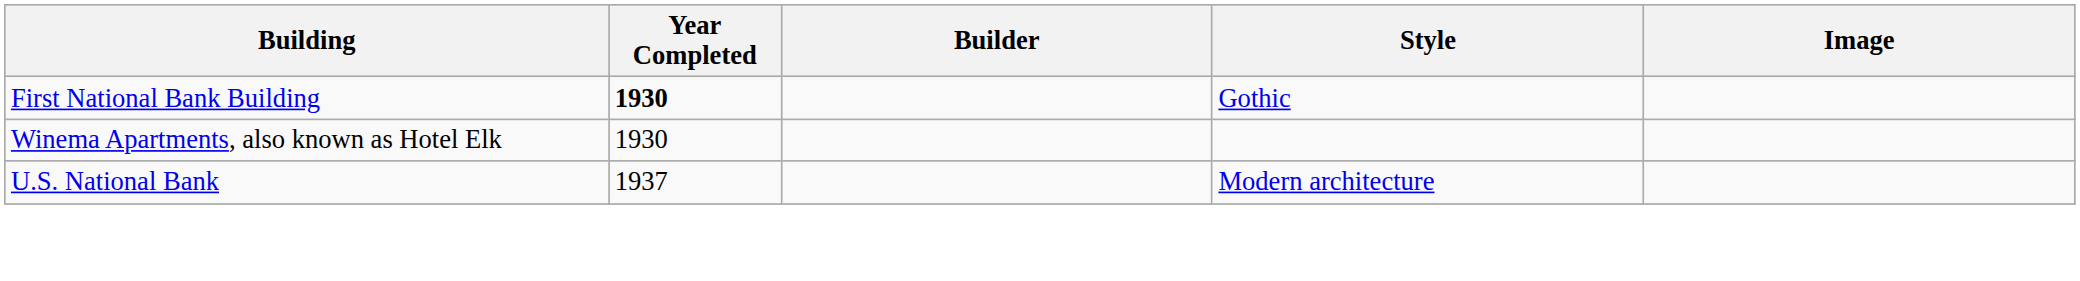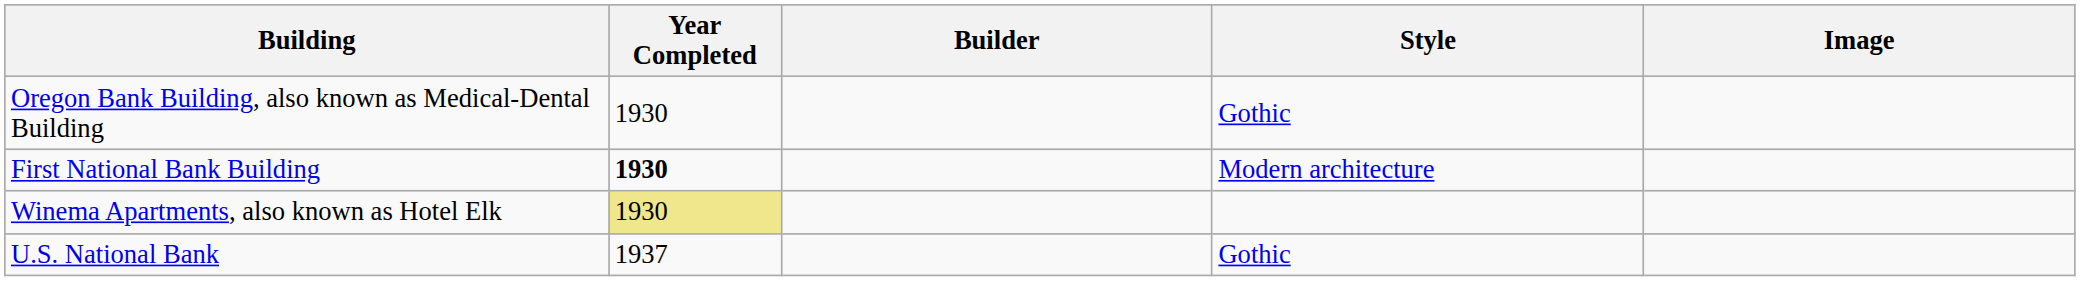+ row: (300, 112)
(1255, 97) Gothic -> (1326, 169) Modern architecture
(641, 139) no background -> (641, 211) khaki background
(1326, 181) Modern architecture -> (1255, 253) Gothic
